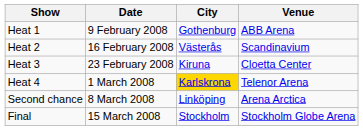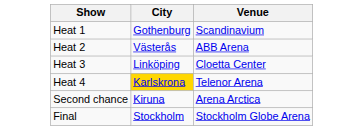- column: (131, 13)
(268, 30) ABB Arena -> (230, 30) Scandinavium
(275, 47) Scandinavium -> (222, 47) ABB Arena
(194, 64) Kiruna -> (156, 64) Linköping
(202, 99) Linköping -> (149, 99) Kiruna
